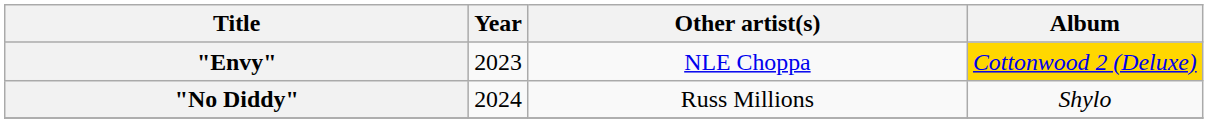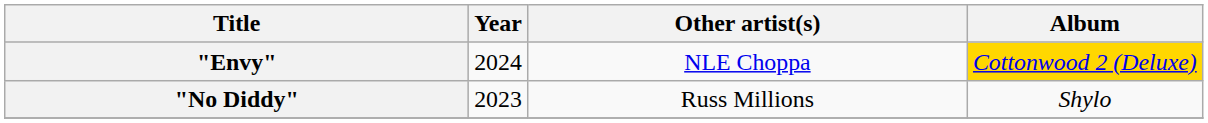(498, 61) 2023 -> (498, 61) 2024
(498, 99) 2024 -> (498, 99) 2023
